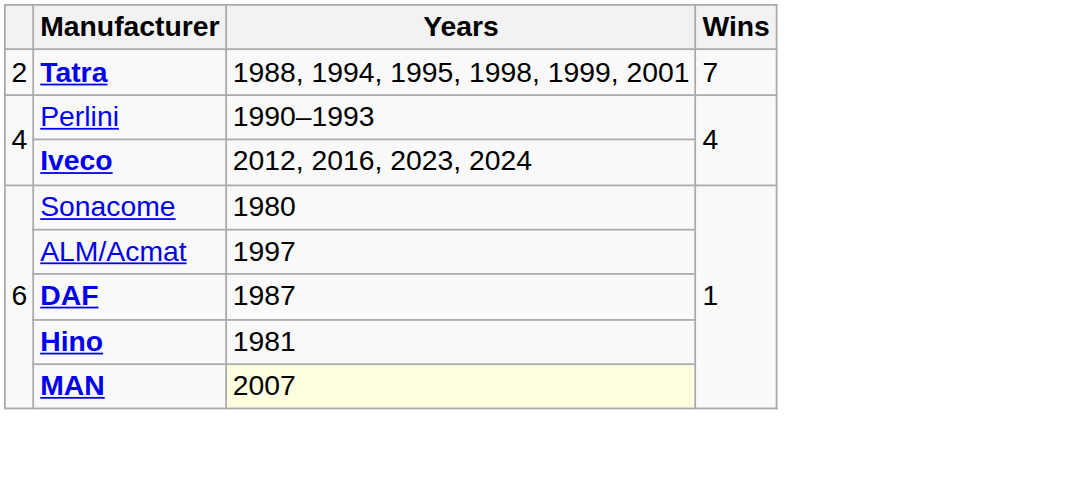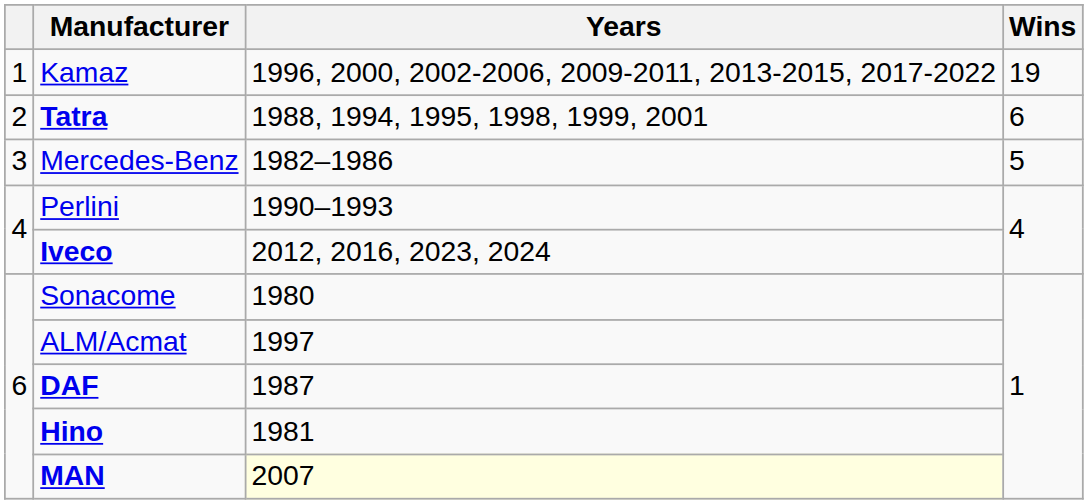+ row: (84, 71)
(710, 71) 7 -> (1017, 116) 6
+ row: (139, 161)
